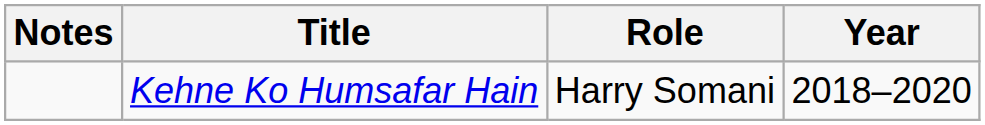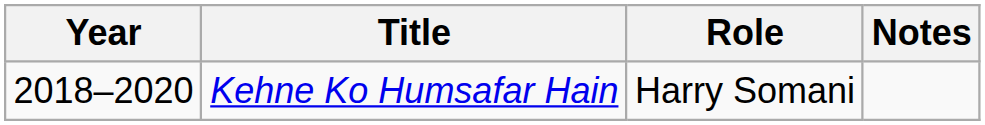columns swapped: (882, 33) <-> (63, 33)
